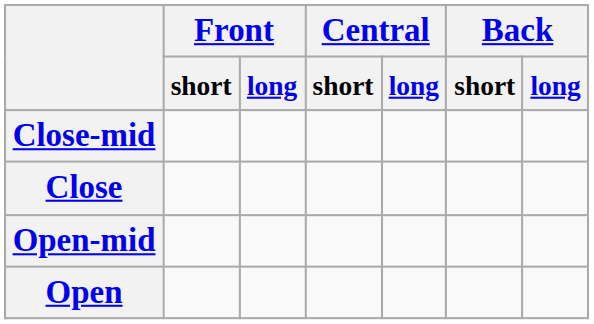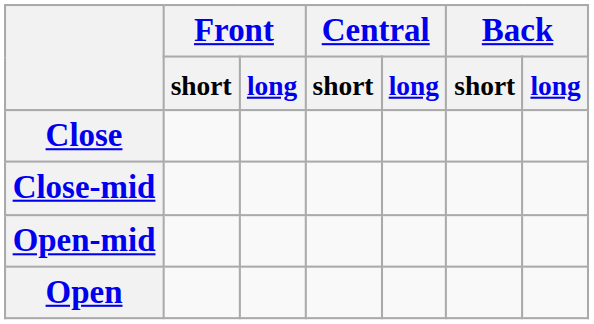rows swapped: (84, 187) <-> (84, 135)
